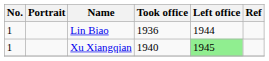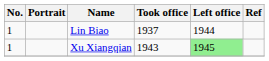(148, 30) 1936 -> (148, 30) 1937
(148, 47) 1940 -> (148, 47) 1943
